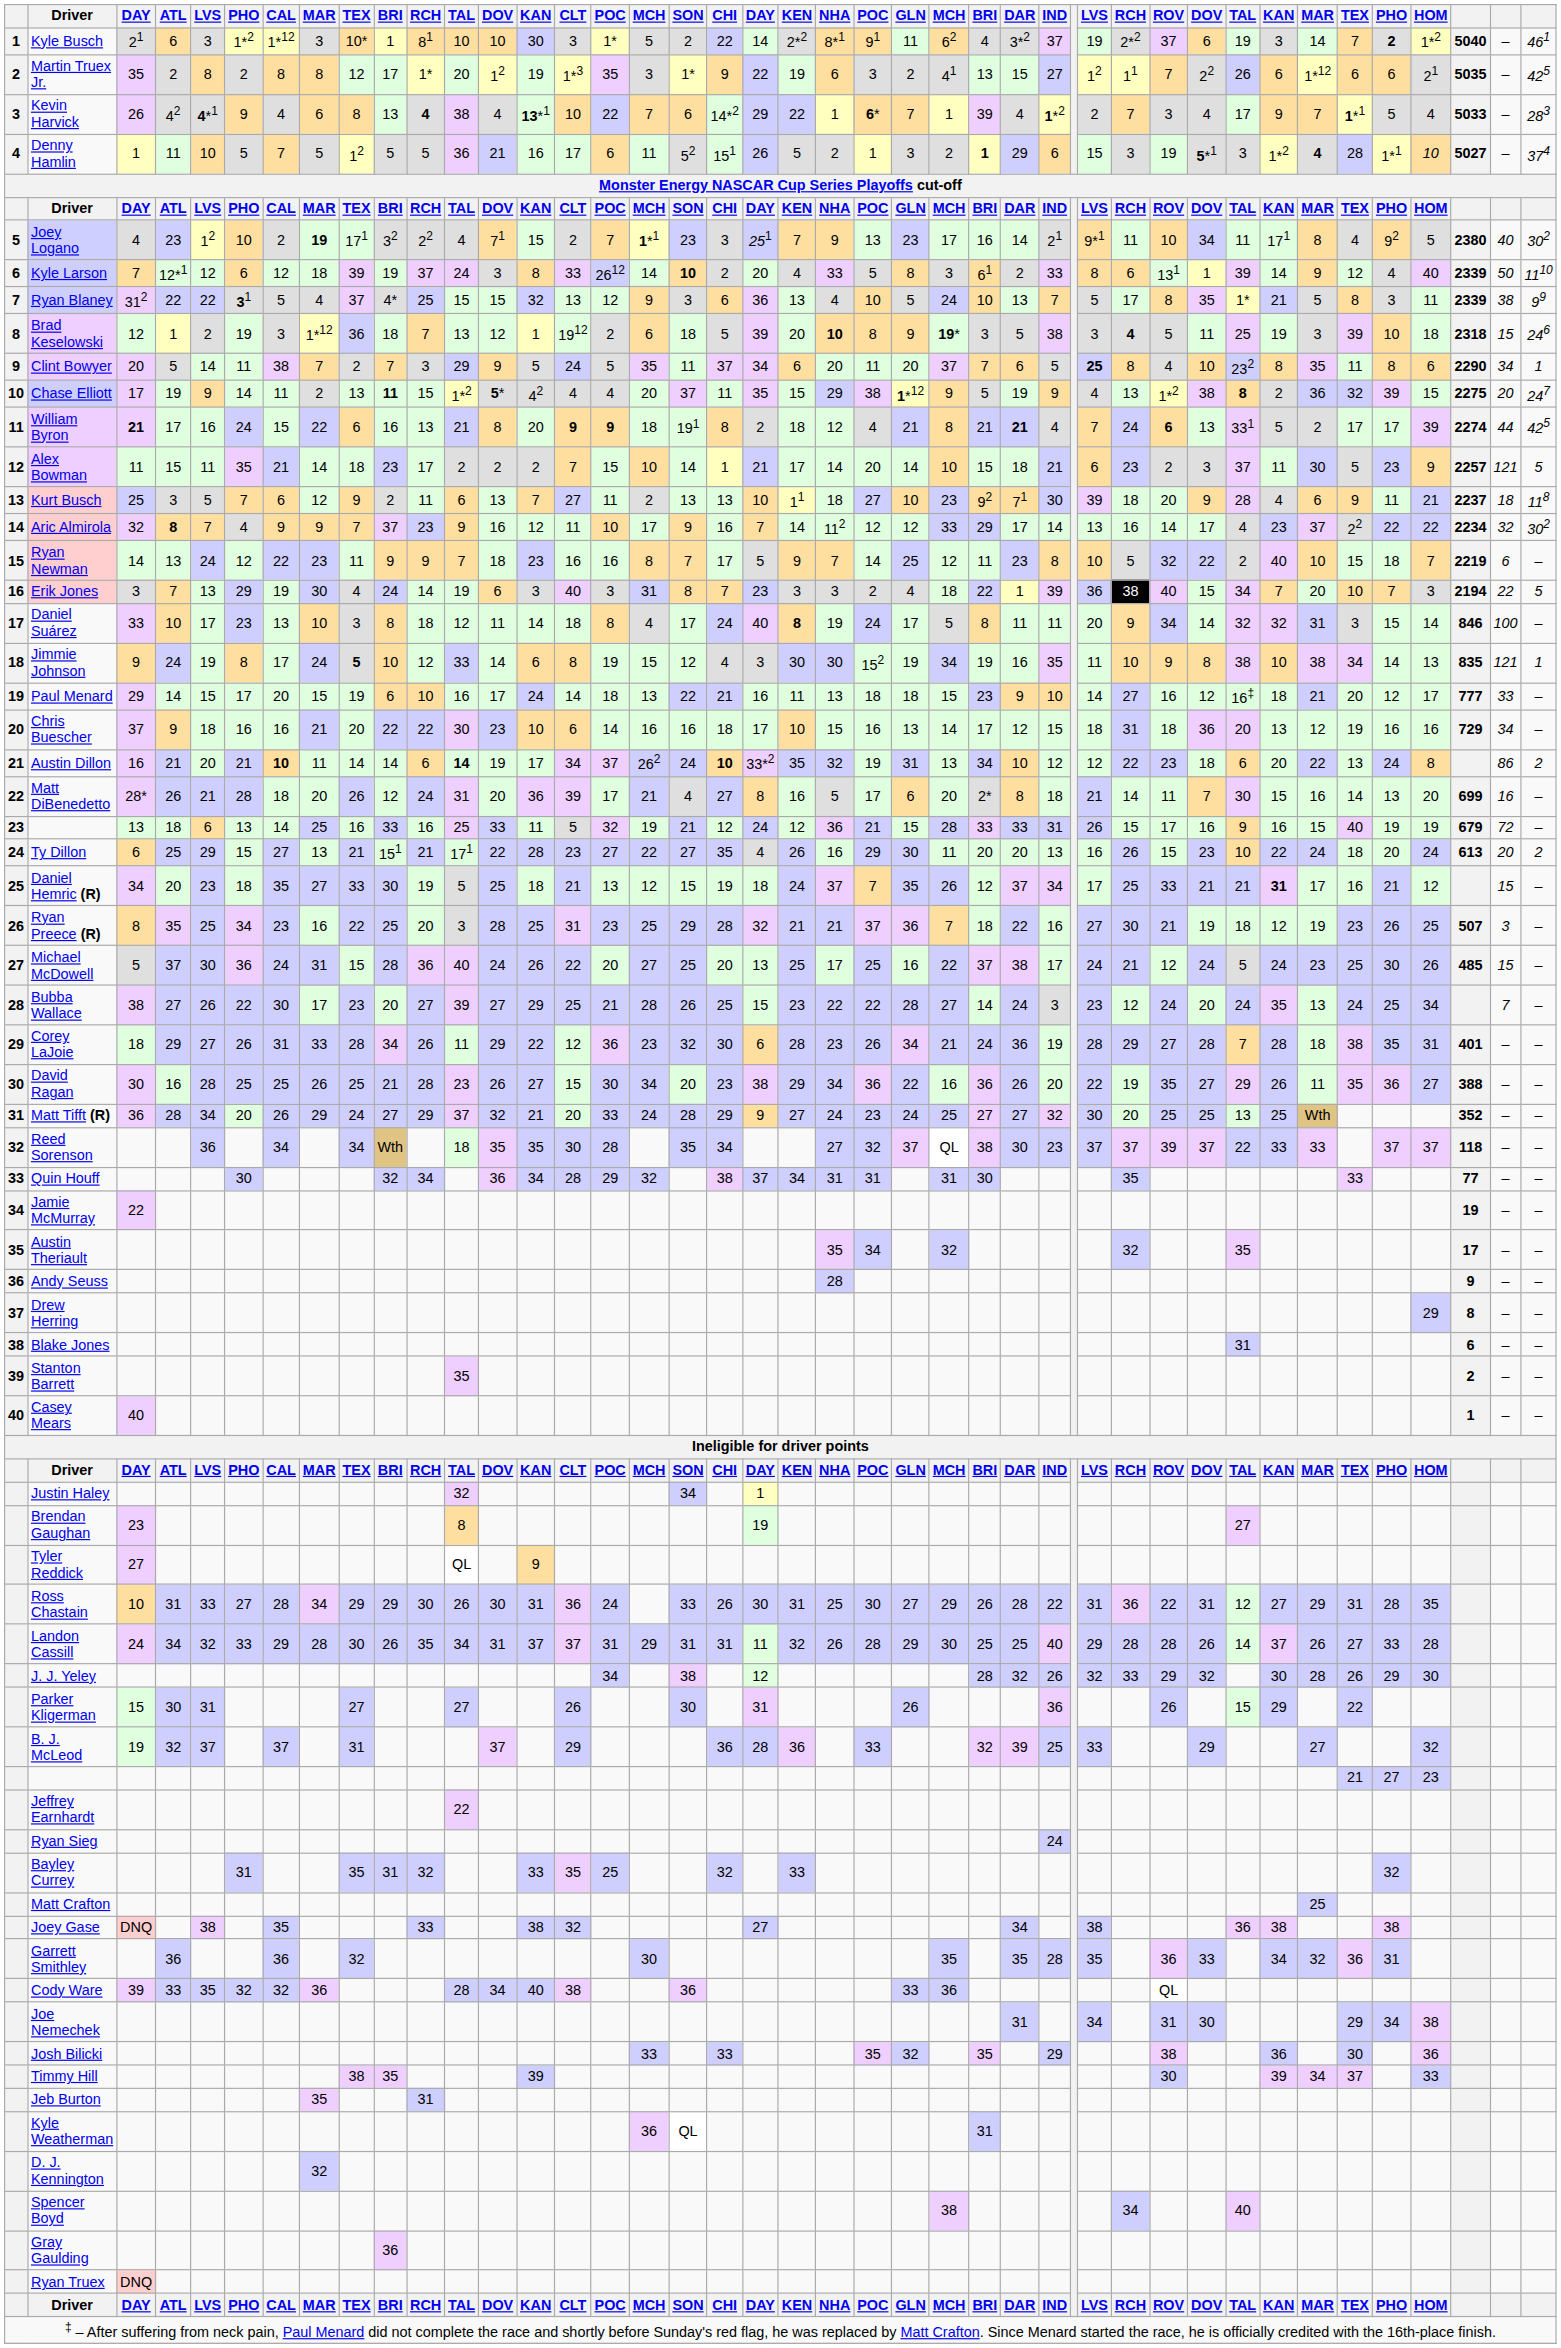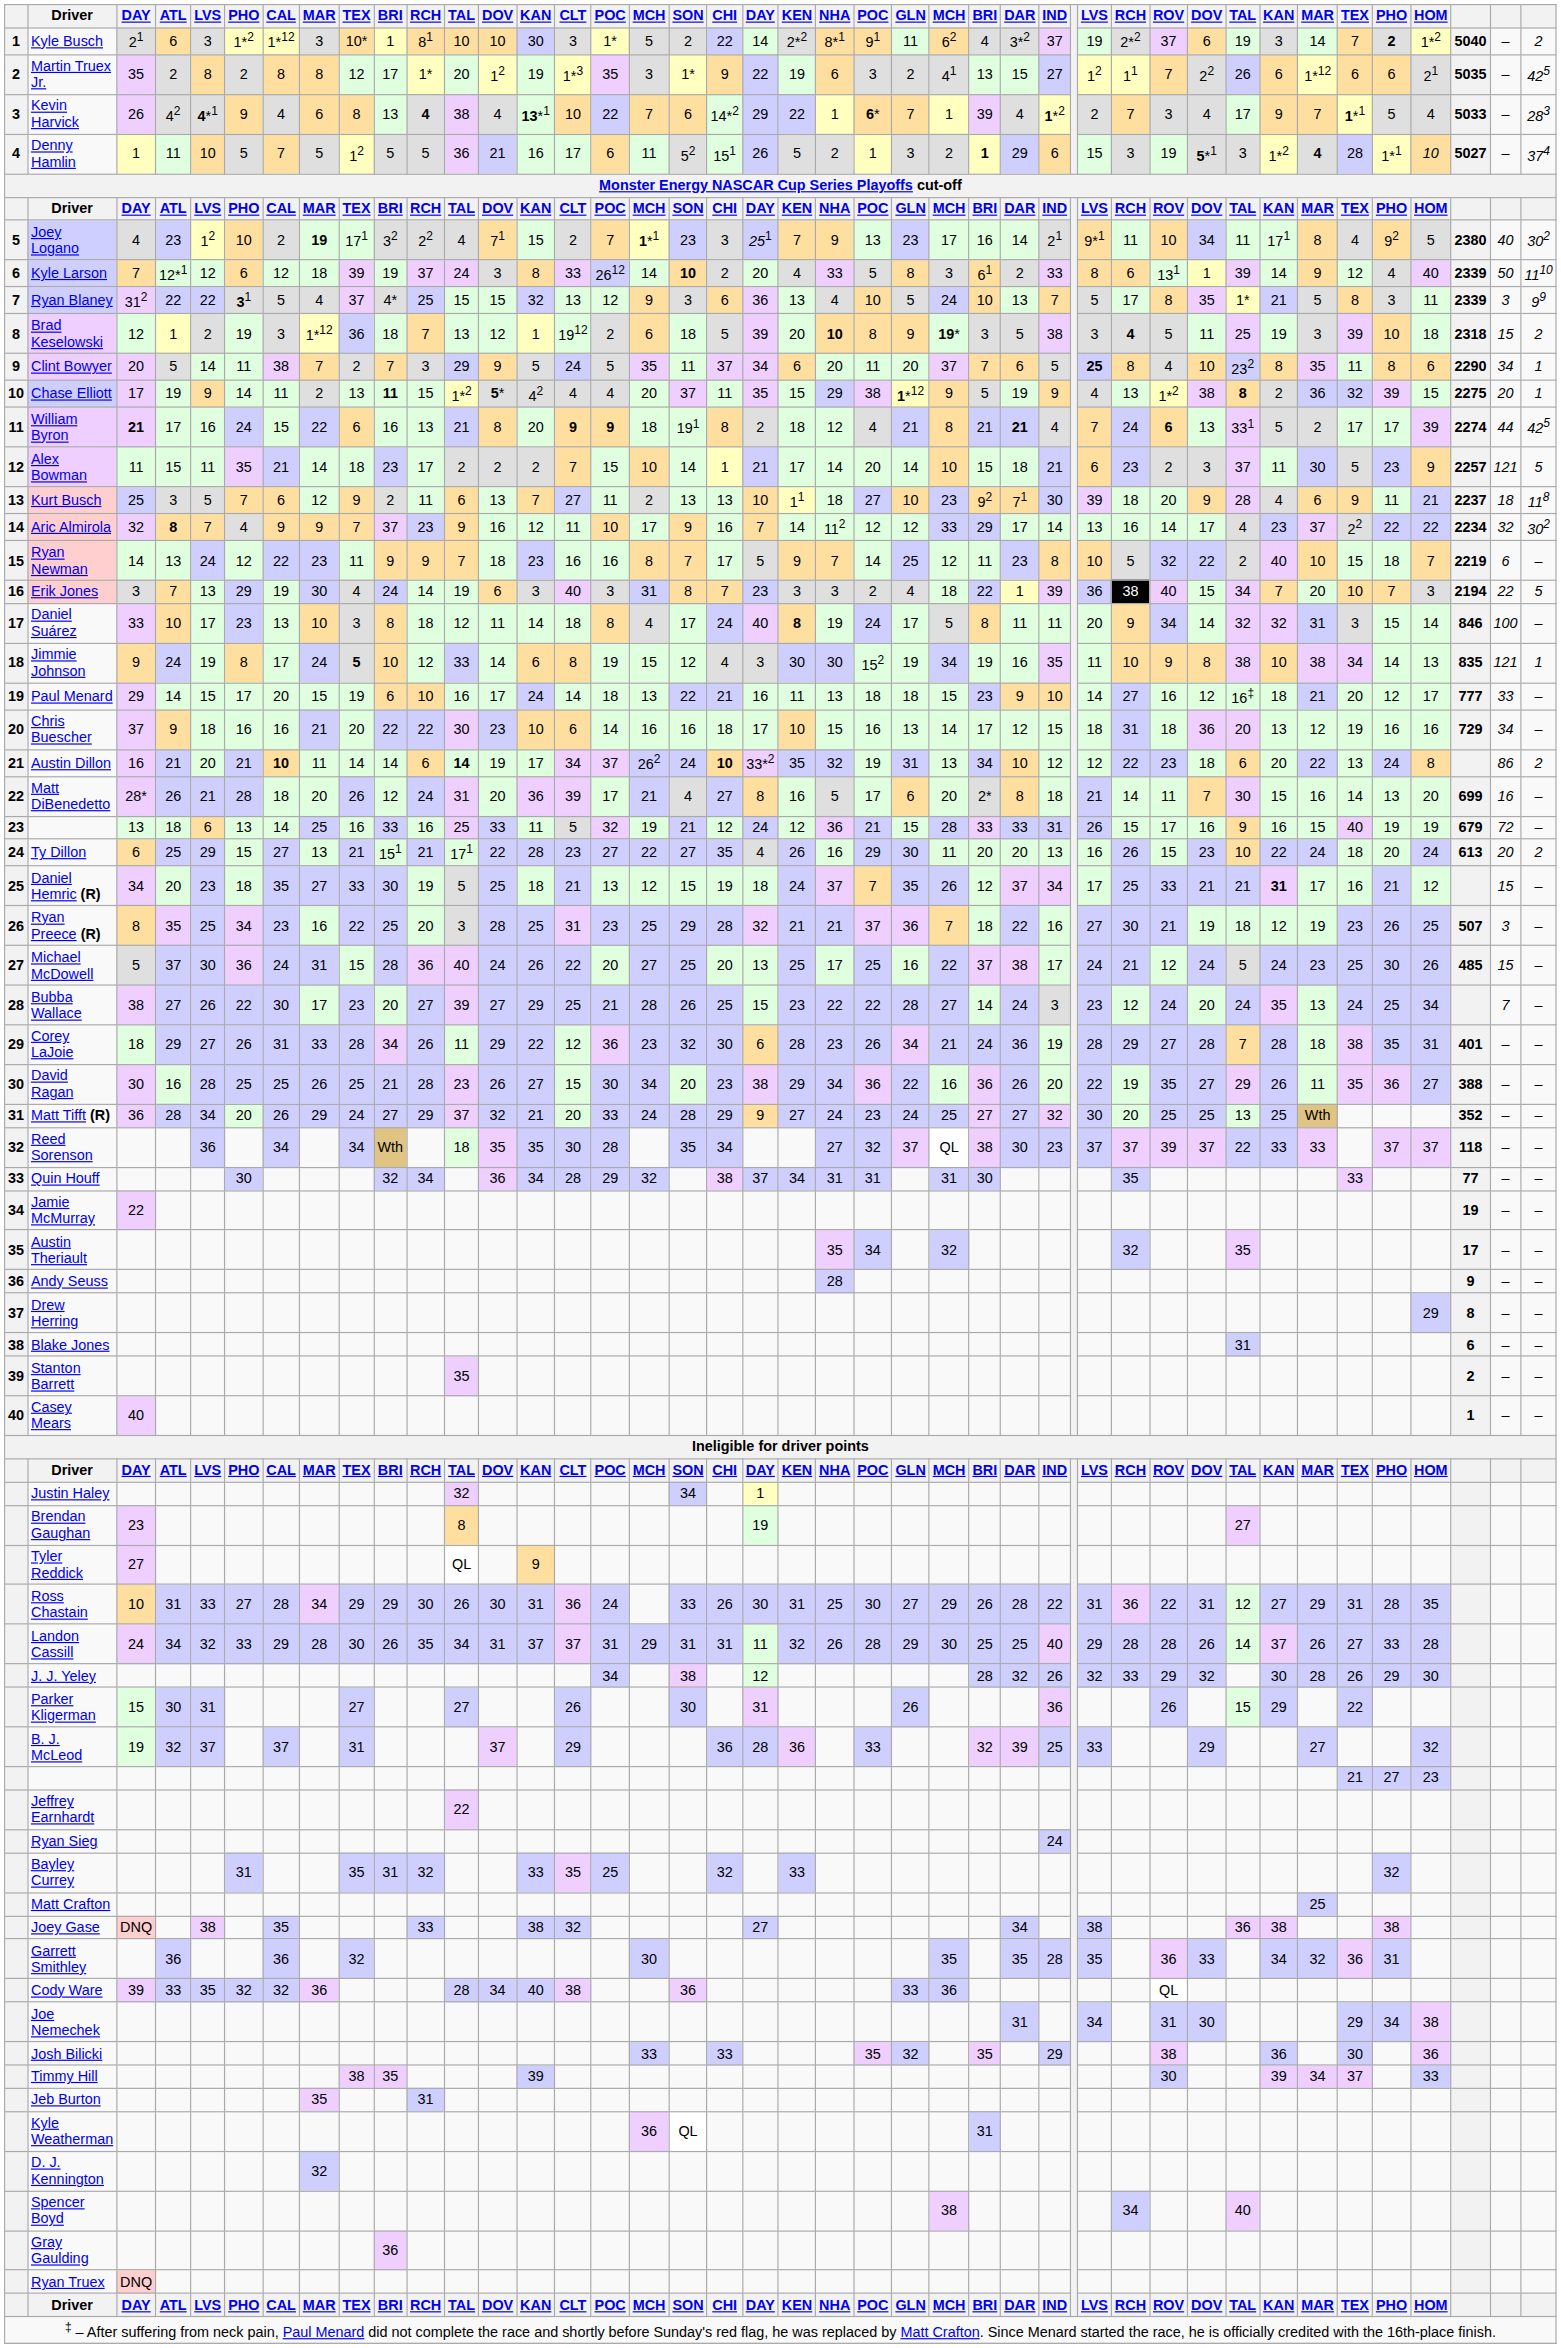(1539, 42) 461 -> (1539, 42) 2
(1506, 301) 38 -> (1506, 301) 3
(1539, 334) 246 -> (1539, 334) 2
(1539, 394) 247 -> (1539, 394) 1
